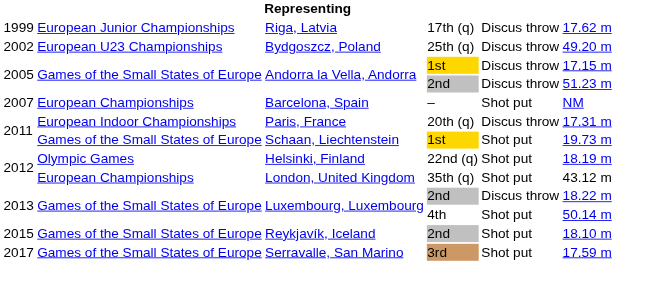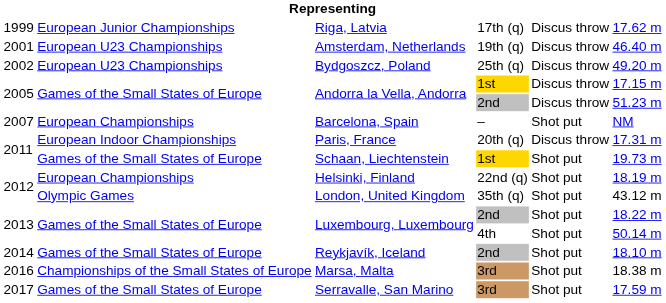+ row: (390, 46)
(86, 158) Olympic Games -> (115, 177) European Championships
(115, 177) European Championships -> (86, 196) Olympic Games
(520, 196) Discus throw -> (557, 214) Shot put
(19, 233) 2015 -> (19, 252) 2014
+ row: (354, 271)
